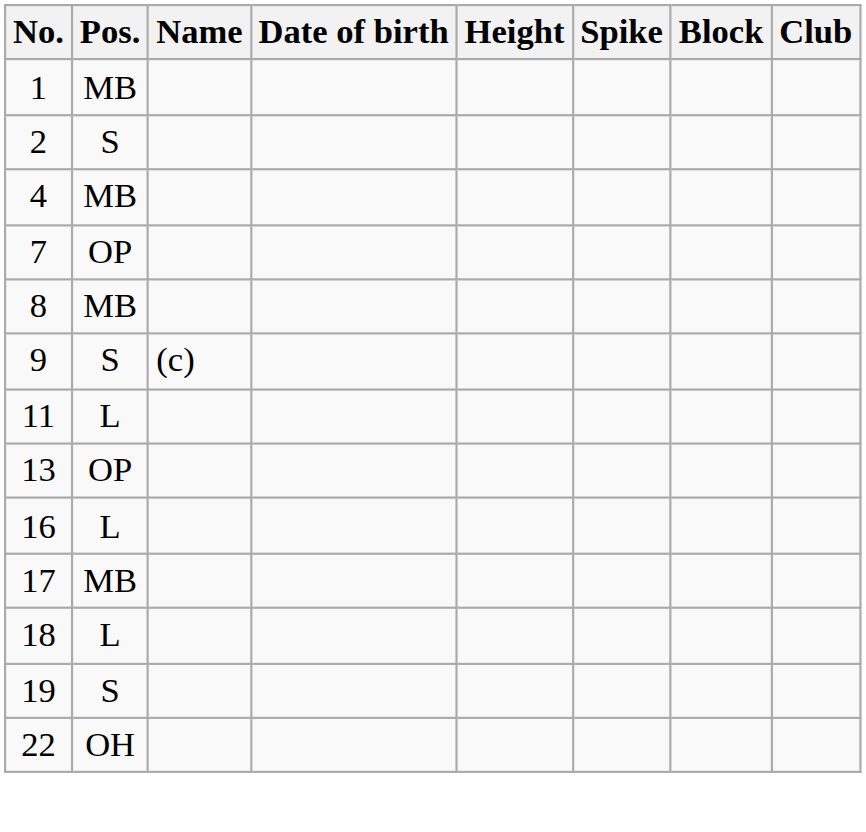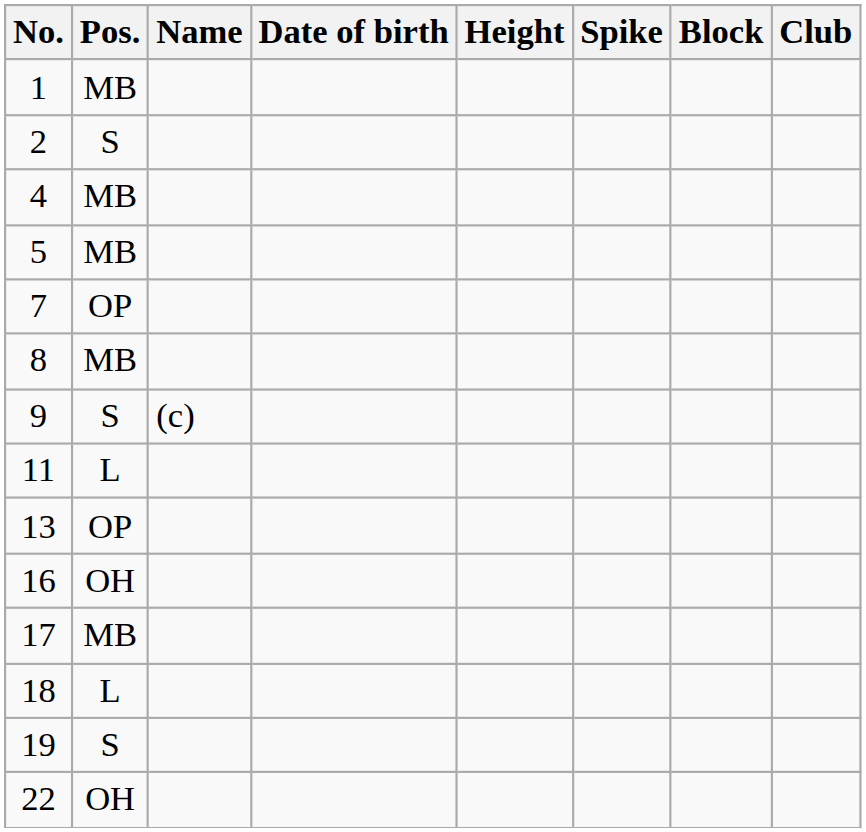+ row: (38, 251)
(110, 525) L -> (110, 580) OH
